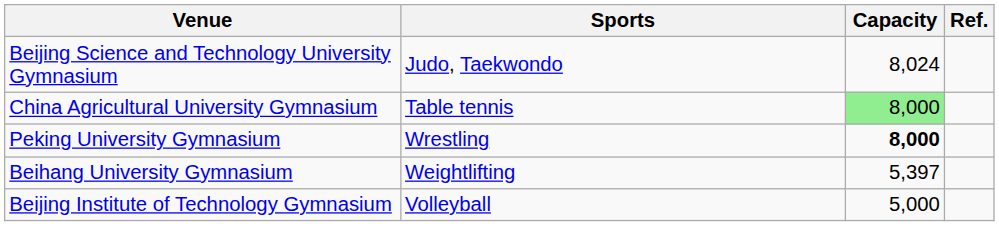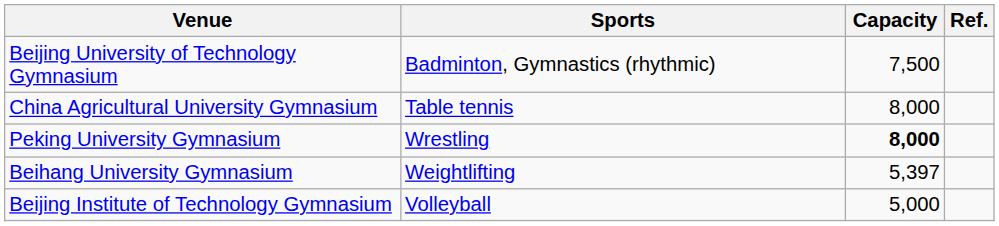- row: (200, 64)
+ row: (153, 64)
(914, 107) lightgreen background -> (914, 107) no background
